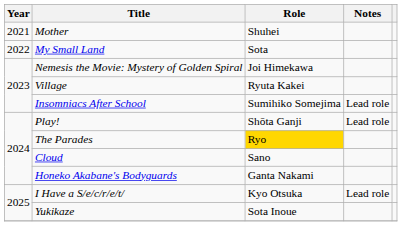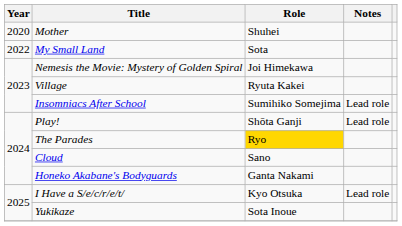(18, 31) 2021 -> (18, 31) 2020
